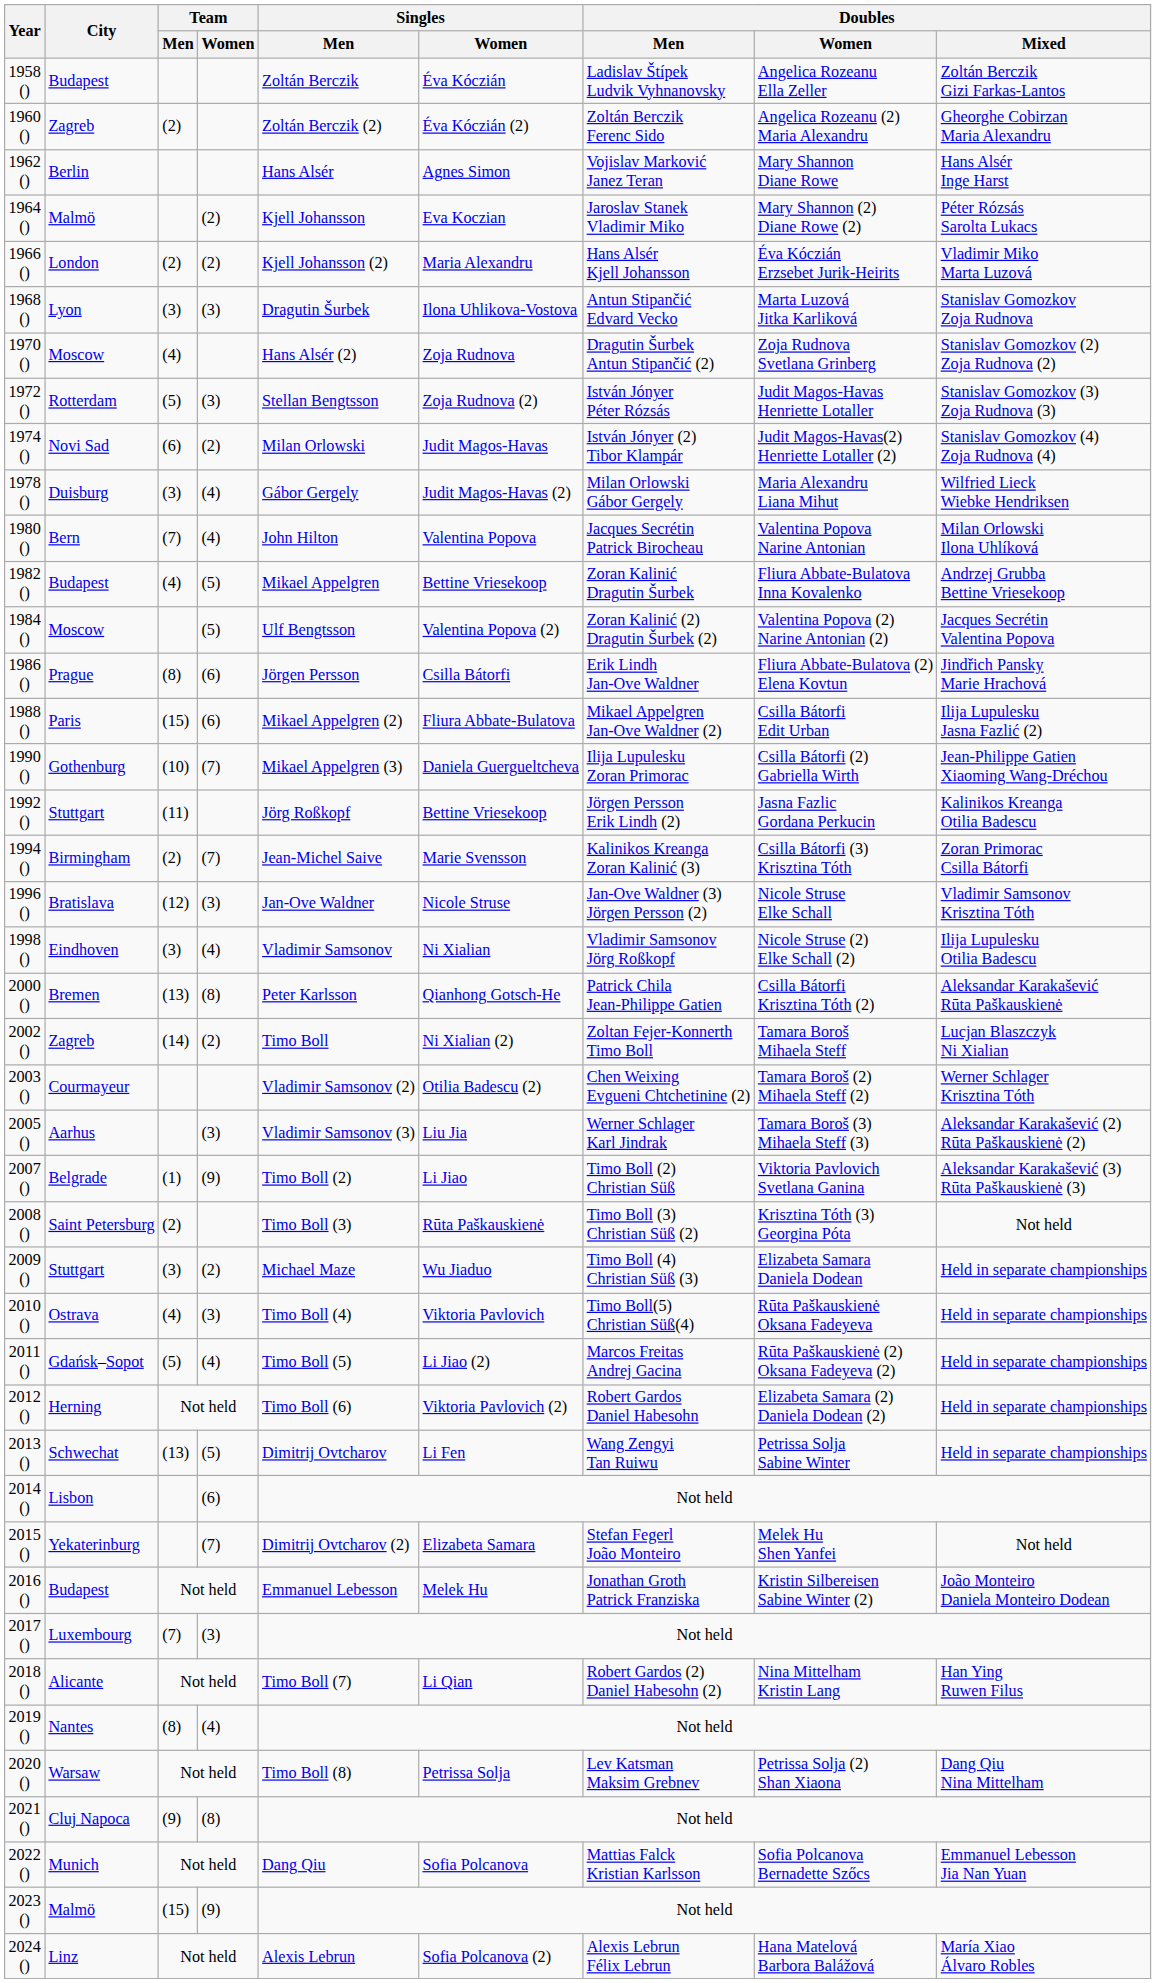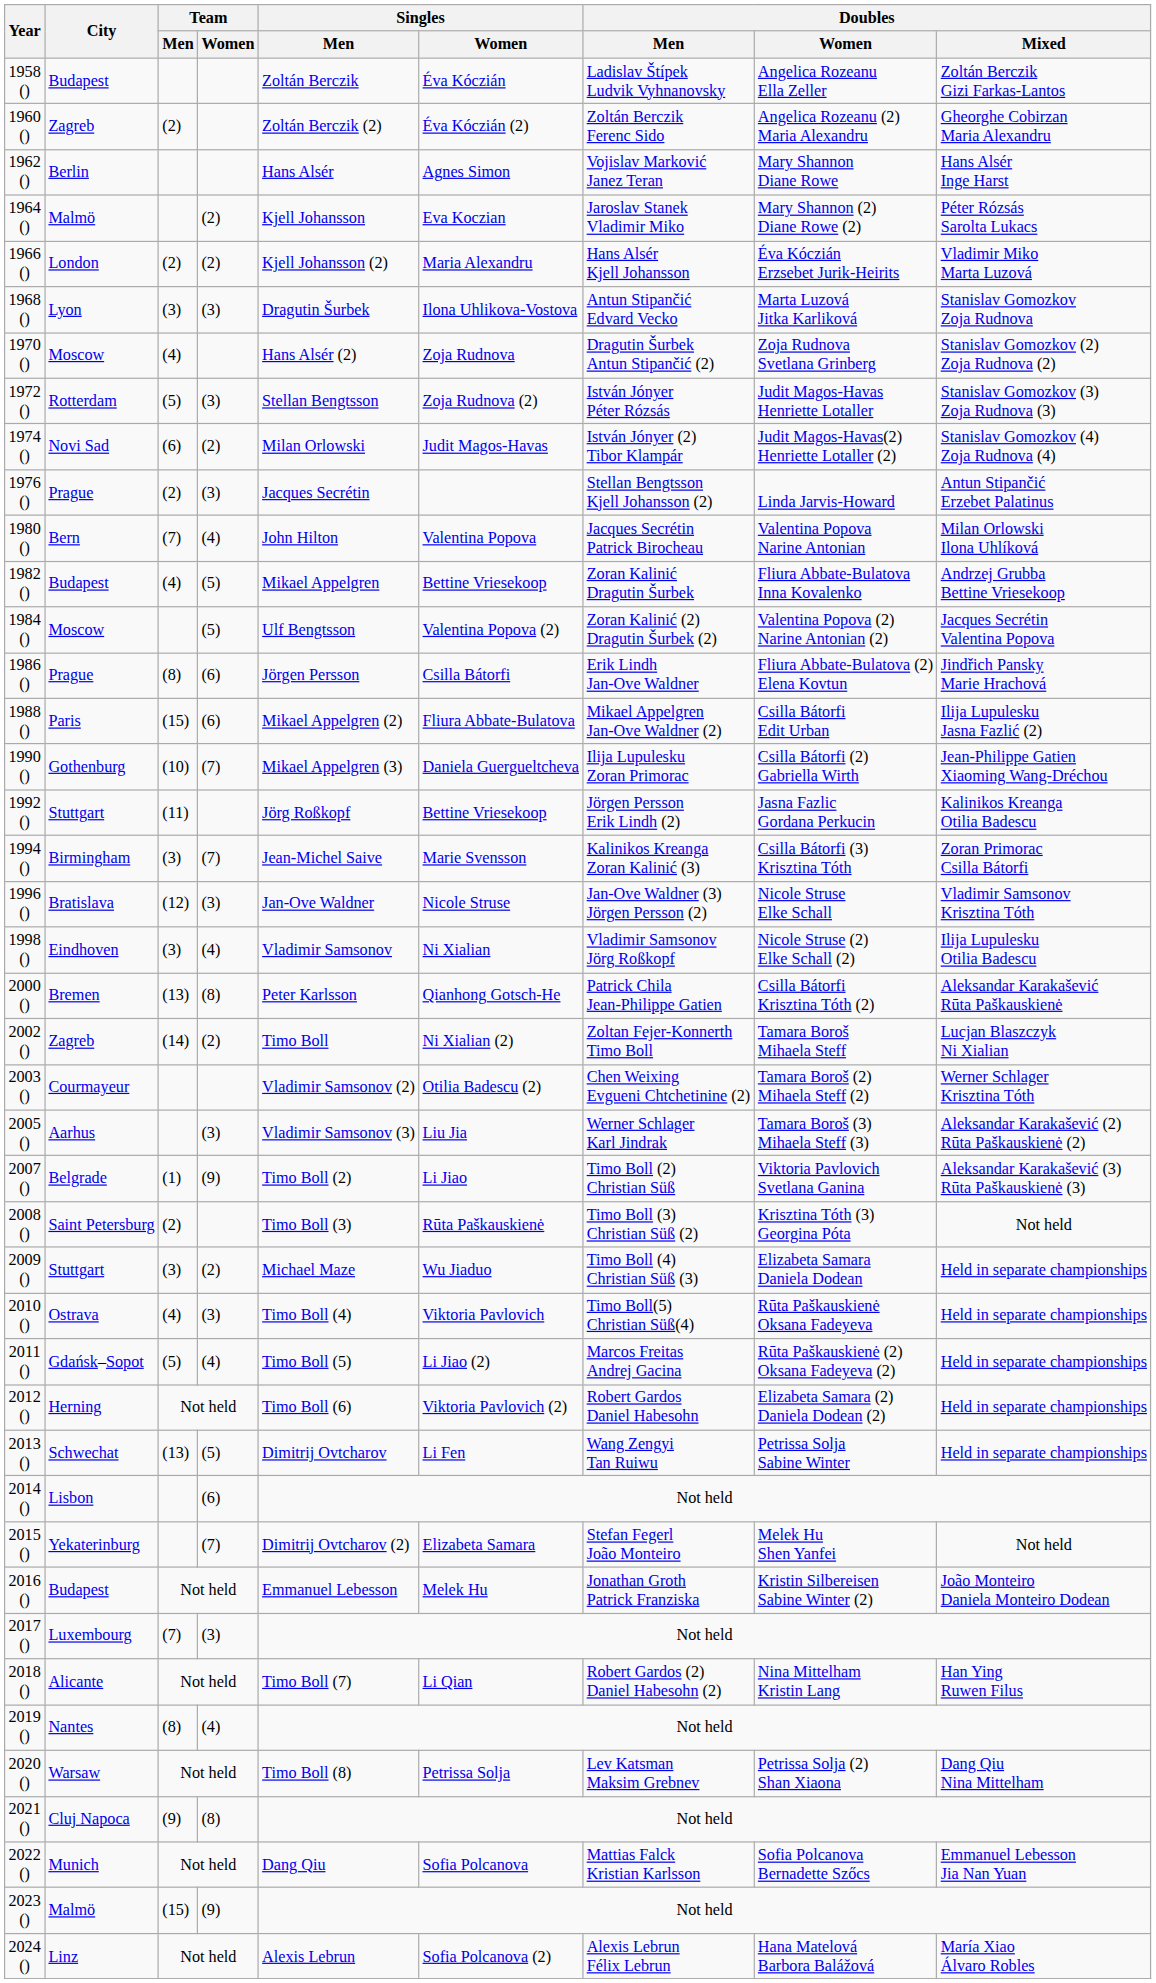+ row: (25, 492)
- row: (25, 492)
(172, 857) (2) -> (172, 857) (3)
